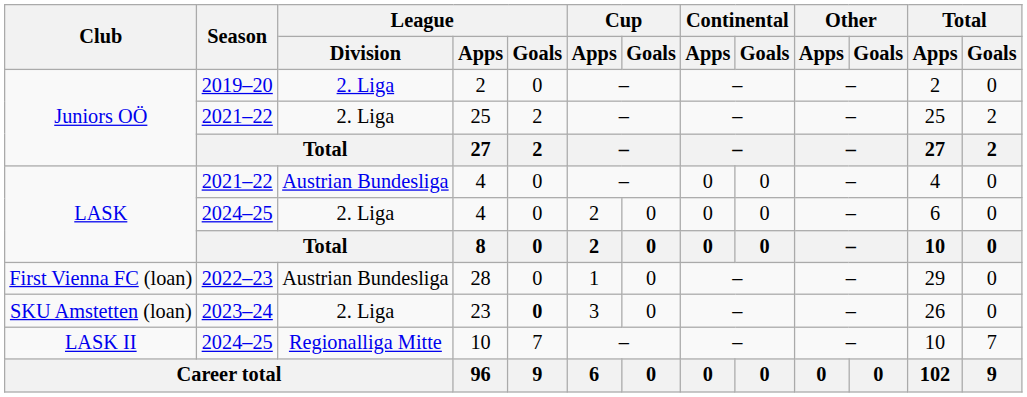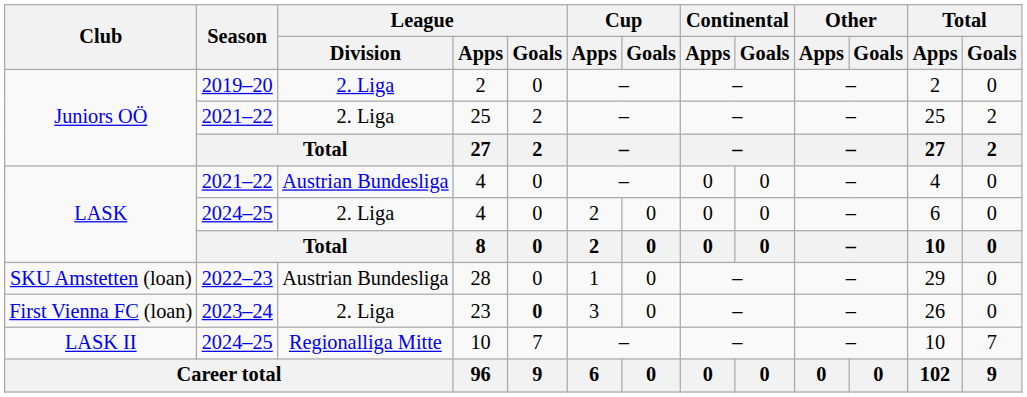(101, 278) First Vienna FC (loan) -> (101, 278) SKU Amstetten (loan)
(101, 310) SKU Amstetten (loan) -> (101, 310) First Vienna FC (loan)
